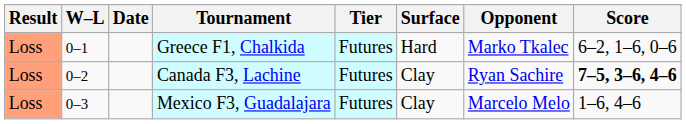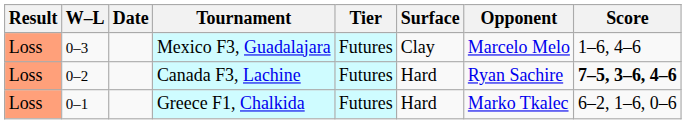rows swapped: (231, 47) <-> (244, 103)
(418, 75) Clay -> (419, 75) Hard
